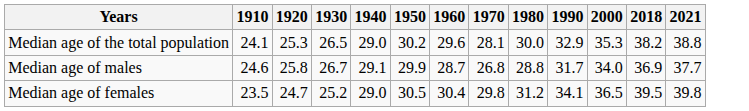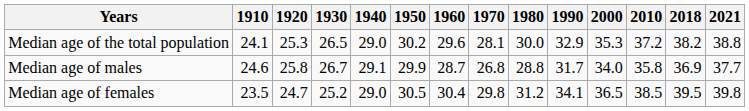+ column: (646, 17)
